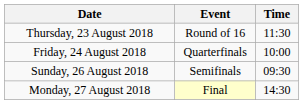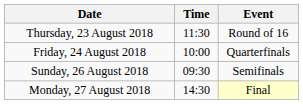columns swapped: (277, 14) <-> (215, 14)
